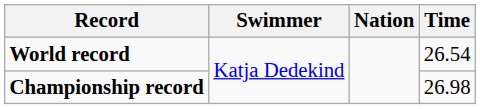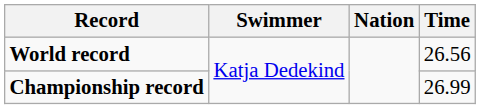(447, 53) 26.54 -> (447, 53) 26.56
(447, 86) 26.98 -> (447, 86) 26.99
